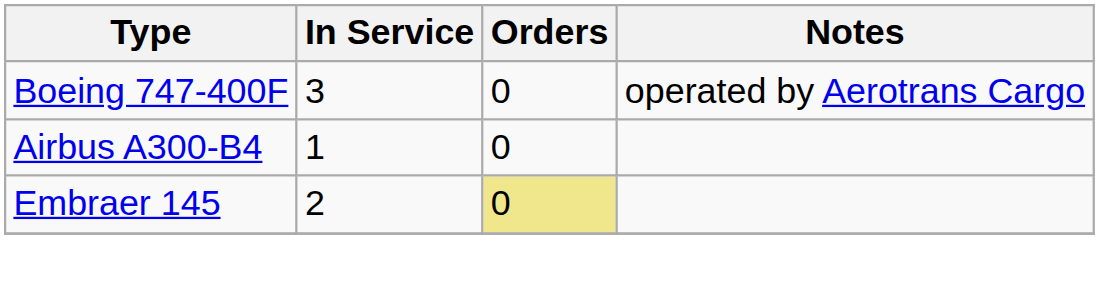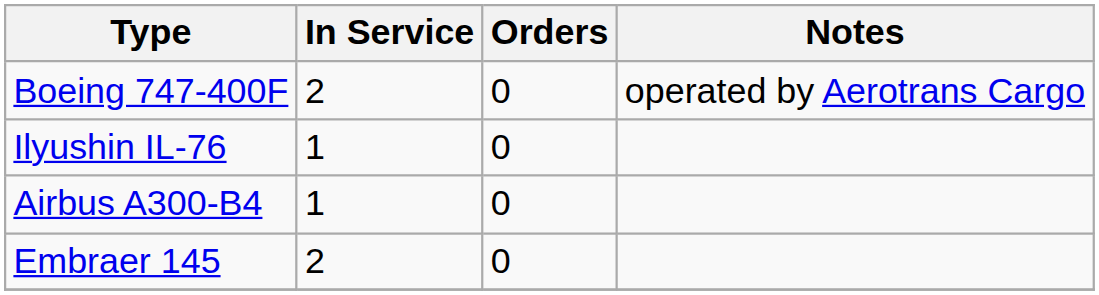(315, 89) 3 -> (315, 89) 2
+ row: (120, 146)
(501, 203) khaki background -> (501, 260) no background
